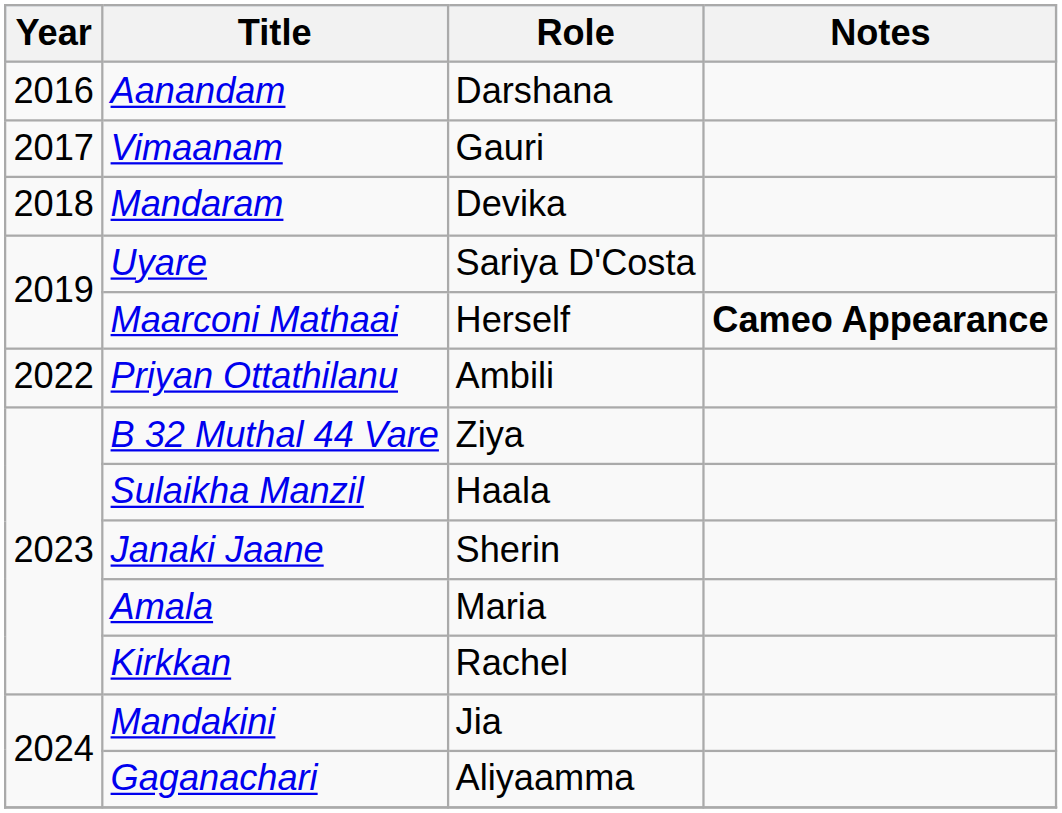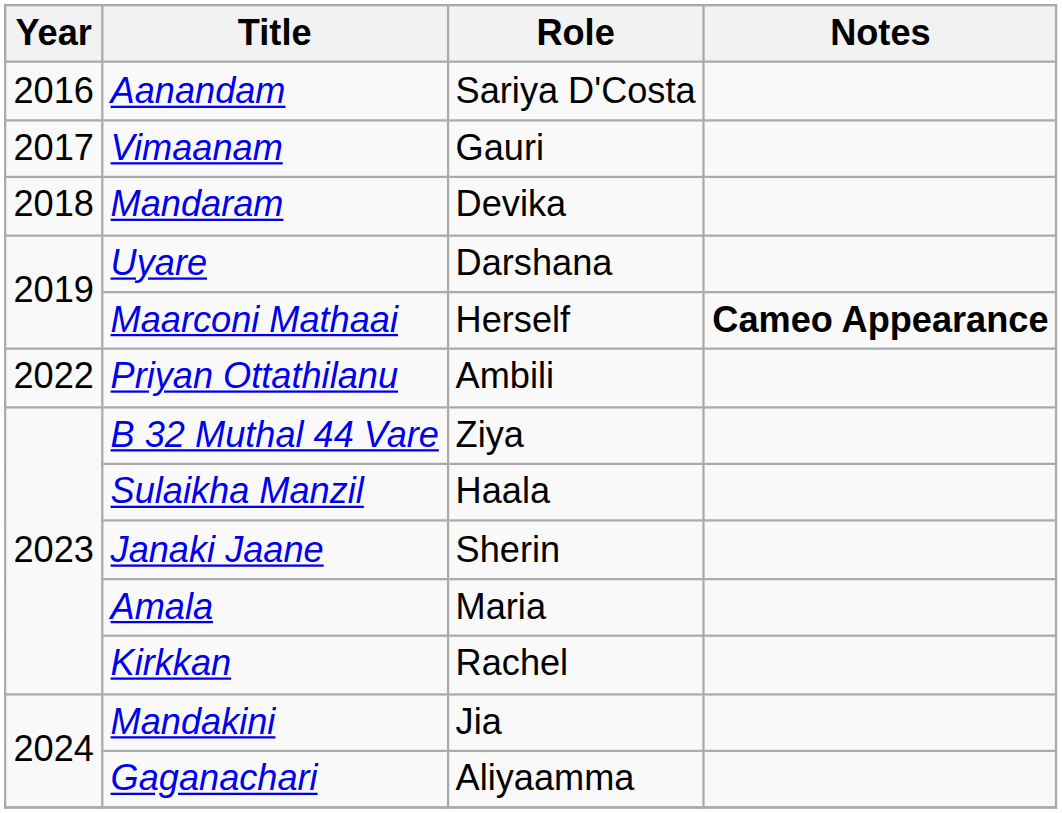(534, 90) Darshana -> (576, 90) Sariya D'Costa
(576, 262) Sariya D'Costa -> (534, 262) Darshana
